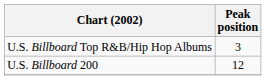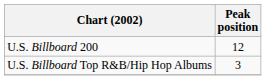rows swapped: (53, 65) <-> (110, 46)
